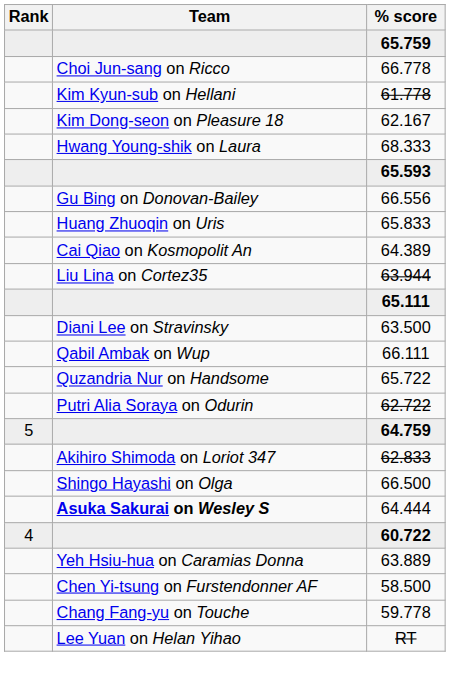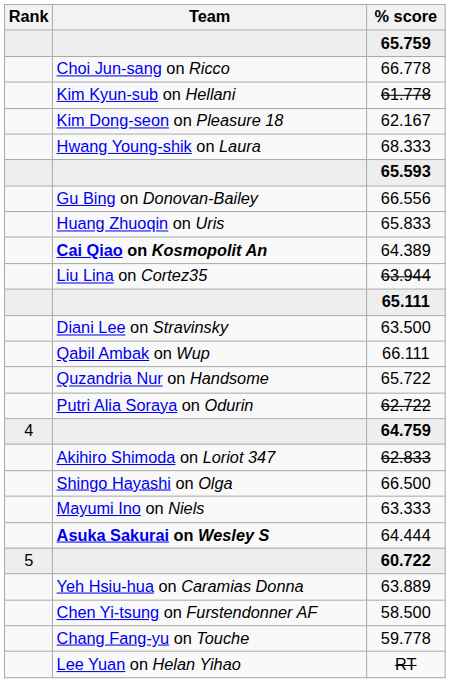(154, 250) normal -> (162, 250) bold
(29, 431) 5 -> (29, 431) 4
+ row: (406, 509)
(29, 535) 4 -> (29, 560) 5
